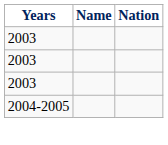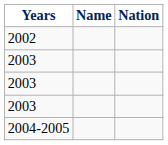+ row: (22, 38)
